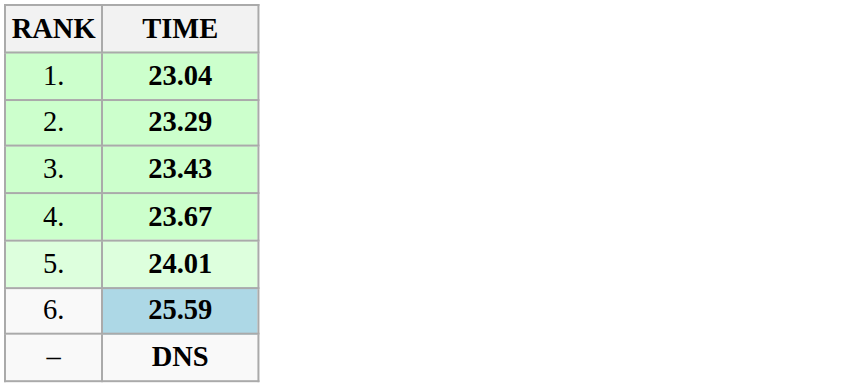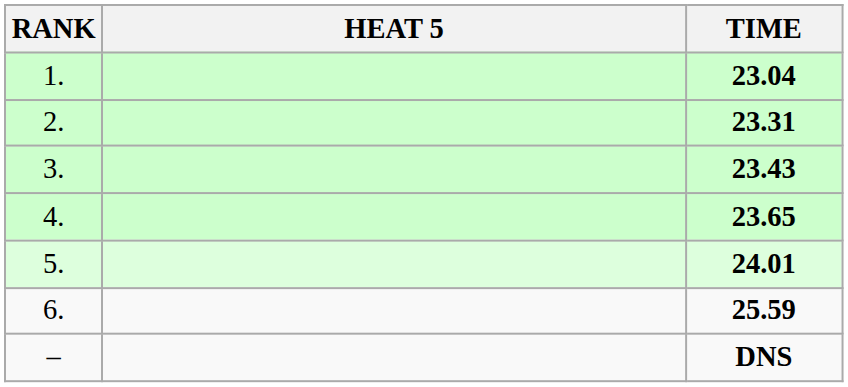+ column: (394, 28)
(180, 122) 23.29 -> (764, 122) 23.31
(180, 216) 23.67 -> (764, 216) 23.65
(180, 310) lightblue background -> (764, 310) no background
